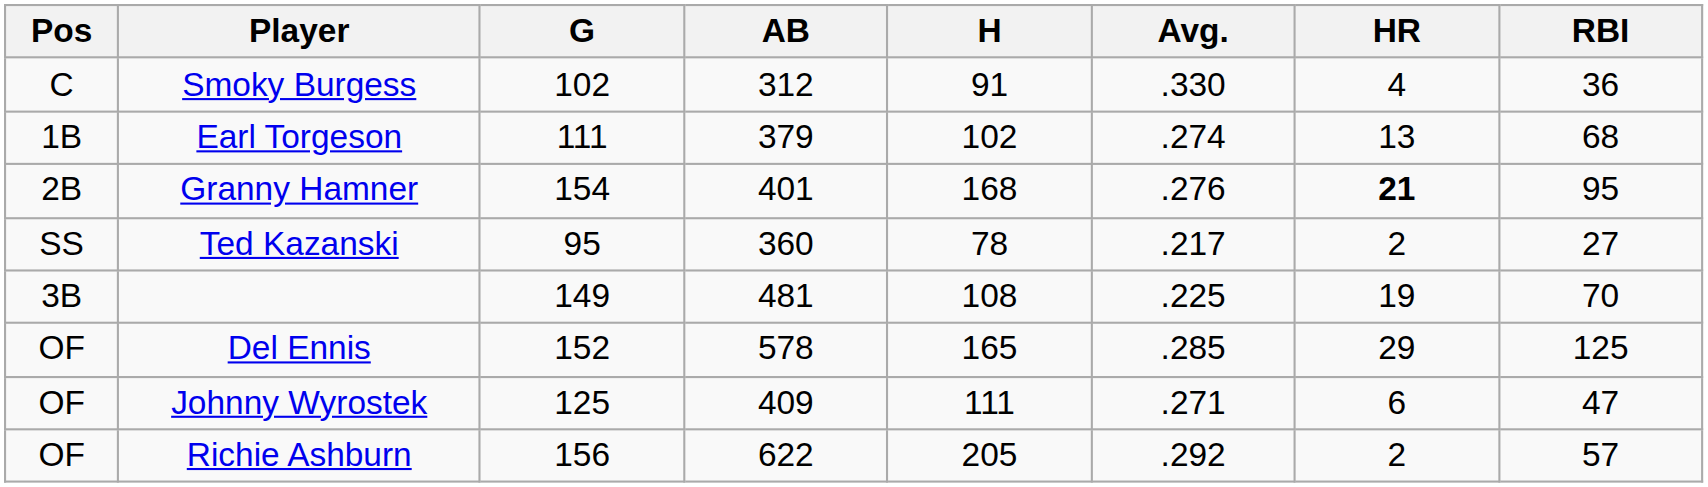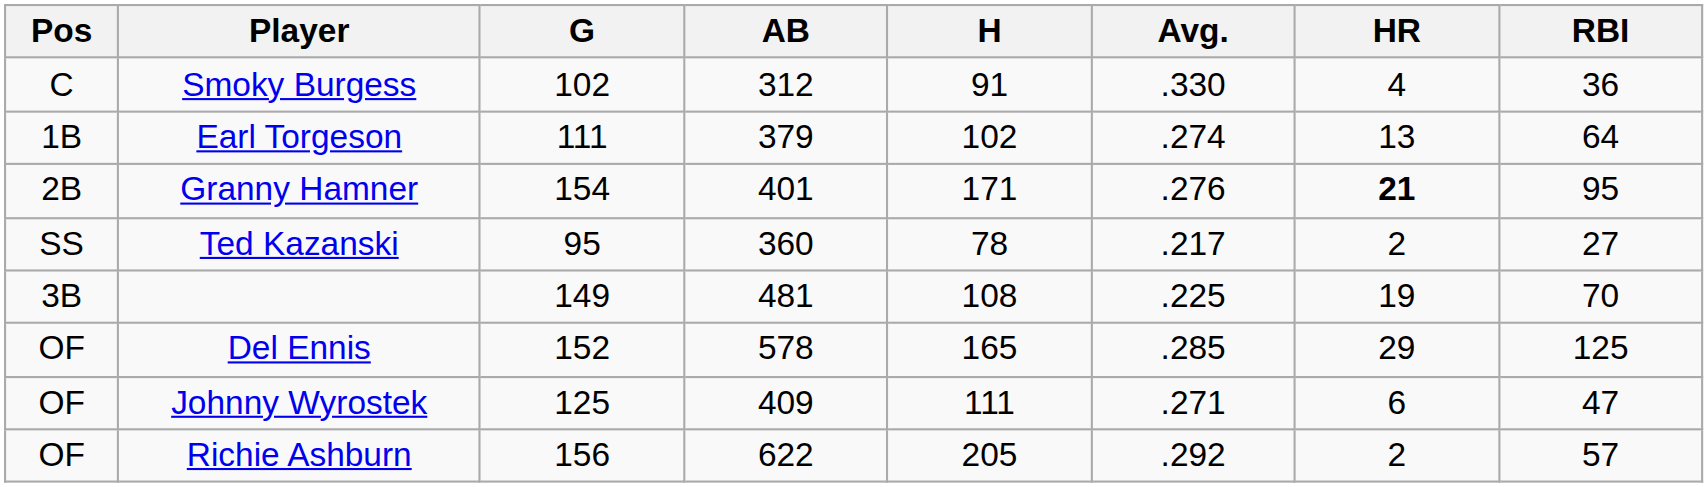(1601, 137) 68 -> (1601, 137) 64
(989, 190) 168 -> (989, 190) 171
